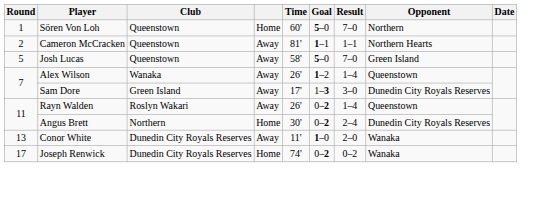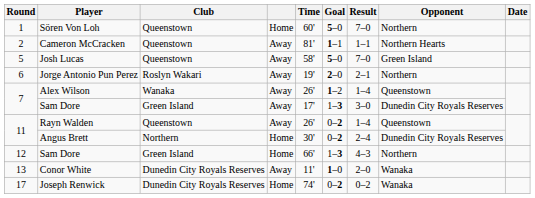+ row: (21, 75)
(159, 106) Roslyn Wakari -> (167, 122) Queenstown
+ row: (21, 153)
